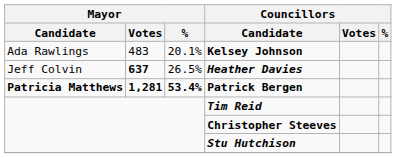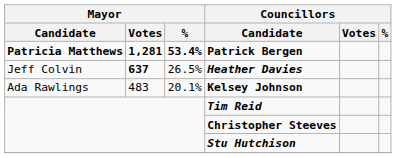rows swapped: (255, 88) <-> (255, 51)
